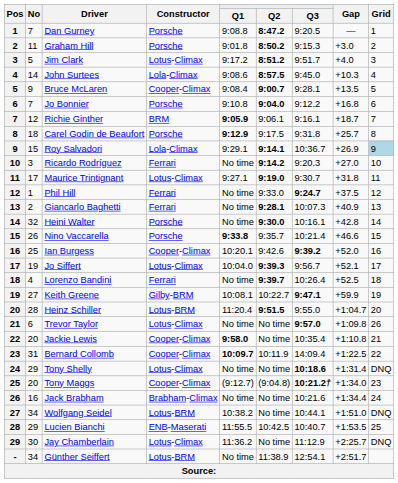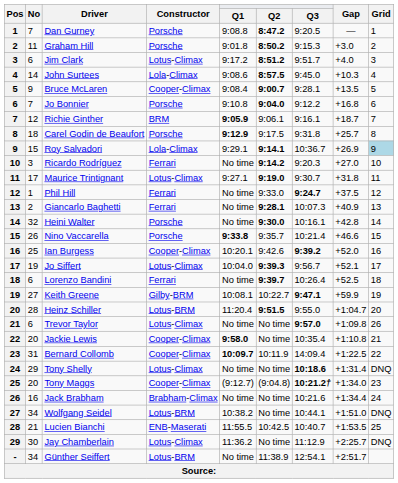(30, 60) 5 -> (30, 60) 6
(30, 280) 4 -> (30, 280) 6
(33, 427) 29 -> (33, 427) 21
